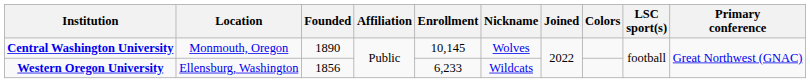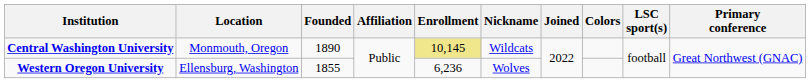(448, 48) no background -> (448, 48) khaki background
(511, 48) Wolves -> (511, 48) Wildcats
(328, 68) 1856 -> (328, 68) 1855
(448, 68) 6,233 -> (448, 68) 6,236
(511, 68) Wildcats -> (511, 68) Wolves
